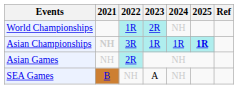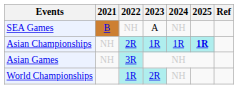rows swapped: (30, 76) <-> (50, 28)
(107, 44) bold -> (107, 44) normal
(131, 44) 3R -> (131, 44) 2R
(131, 60) 2R -> (131, 60) 3R
